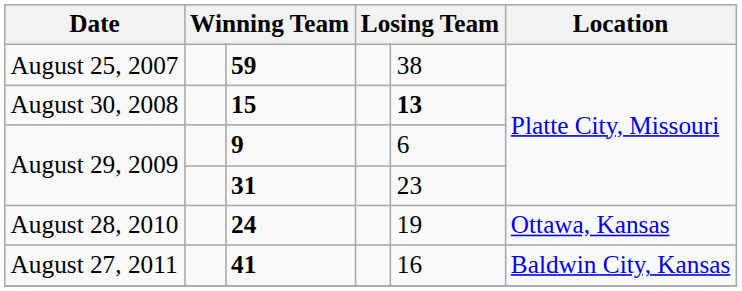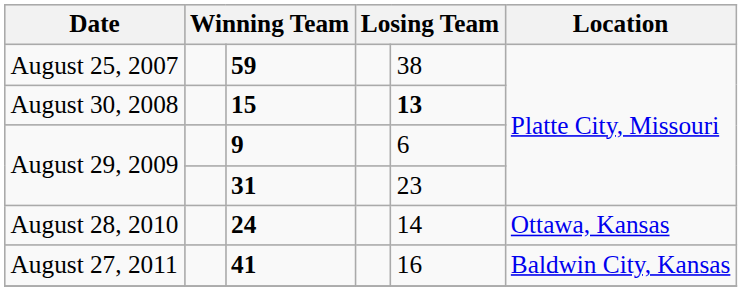(409, 225) 19 -> (409, 225) 14
